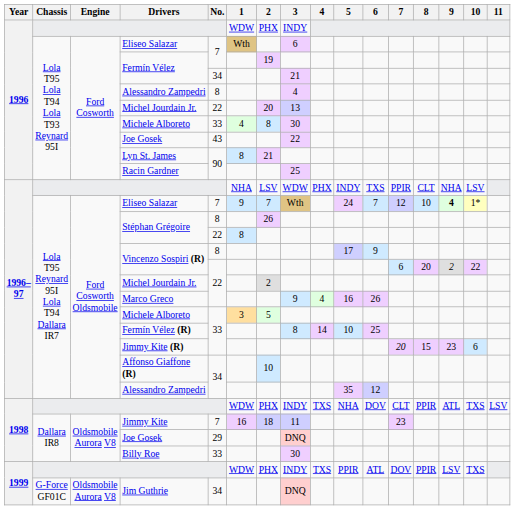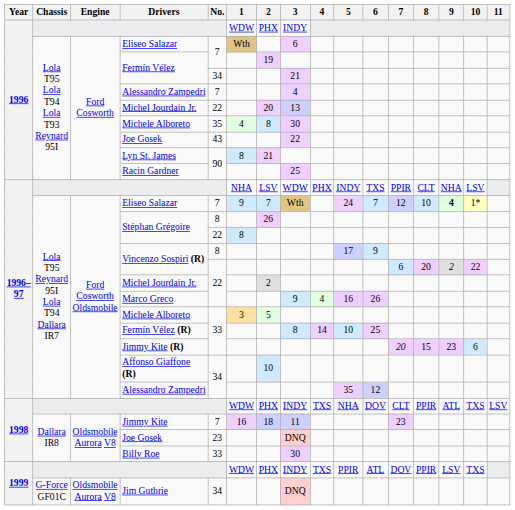(217, 91) 8 -> (217, 91) 7
(217, 123) 33 -> (217, 123) 35
(217, 437) 29 -> (217, 437) 23
